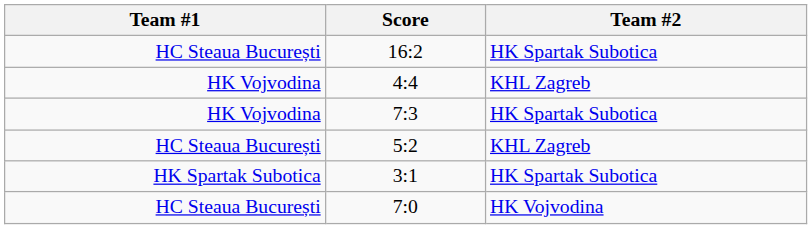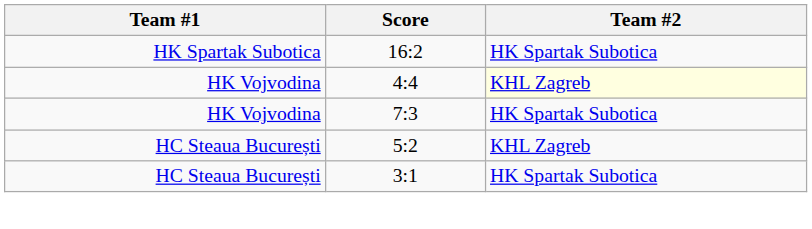(238, 51) HC Steaua București -> (237, 51) HK Spartak Subotica
(540, 82) no background -> (540, 82) lightyellow background
(237, 176) HK Spartak Subotica -> (238, 176) HC Steaua București
- row: (405, 207)
